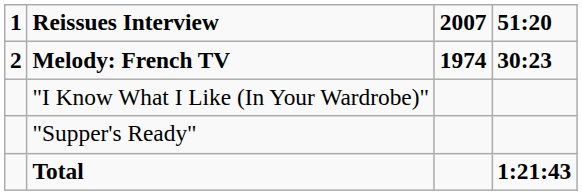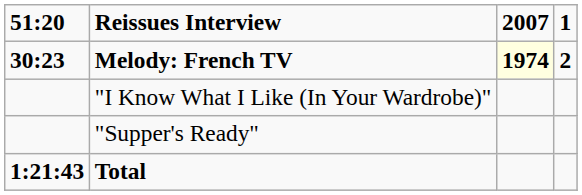columns swapped: (16, 23) <-> (525, 23)
(463, 60) no background -> (525, 60) lightyellow background
